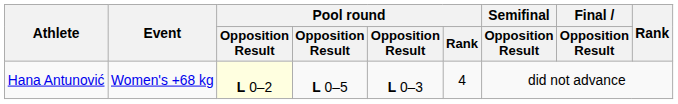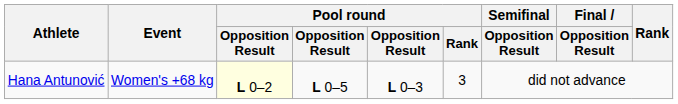(462, 80) 4 -> (462, 80) 3
